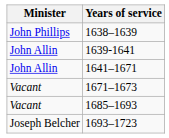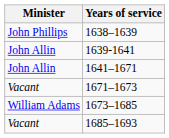+ row: (111, 105)
- row: (111, 123)
